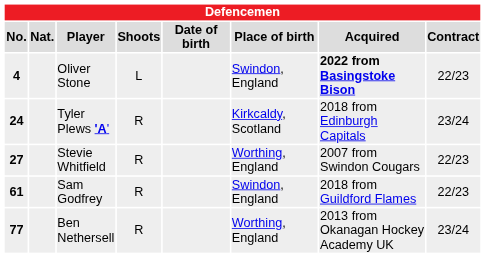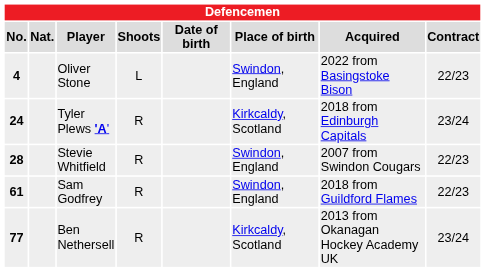(358, 75) bold -> (355, 75) normal
(16, 160) 27 -> (16, 160) 28
(259, 160) Worthing, England -> (258, 160) Swindon, England
(259, 230) Worthing, England -> (259, 237) Kirkcaldy, Scotland
